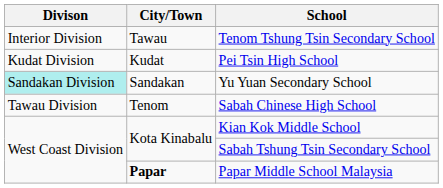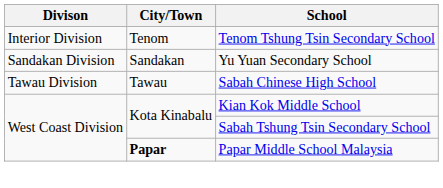(148, 37) Tawau -> (149, 37) Tenom
- row: (278, 60)
(61, 82) paleturquoise background -> (61, 60) no background
(149, 104) Tenom -> (148, 82) Tawau
